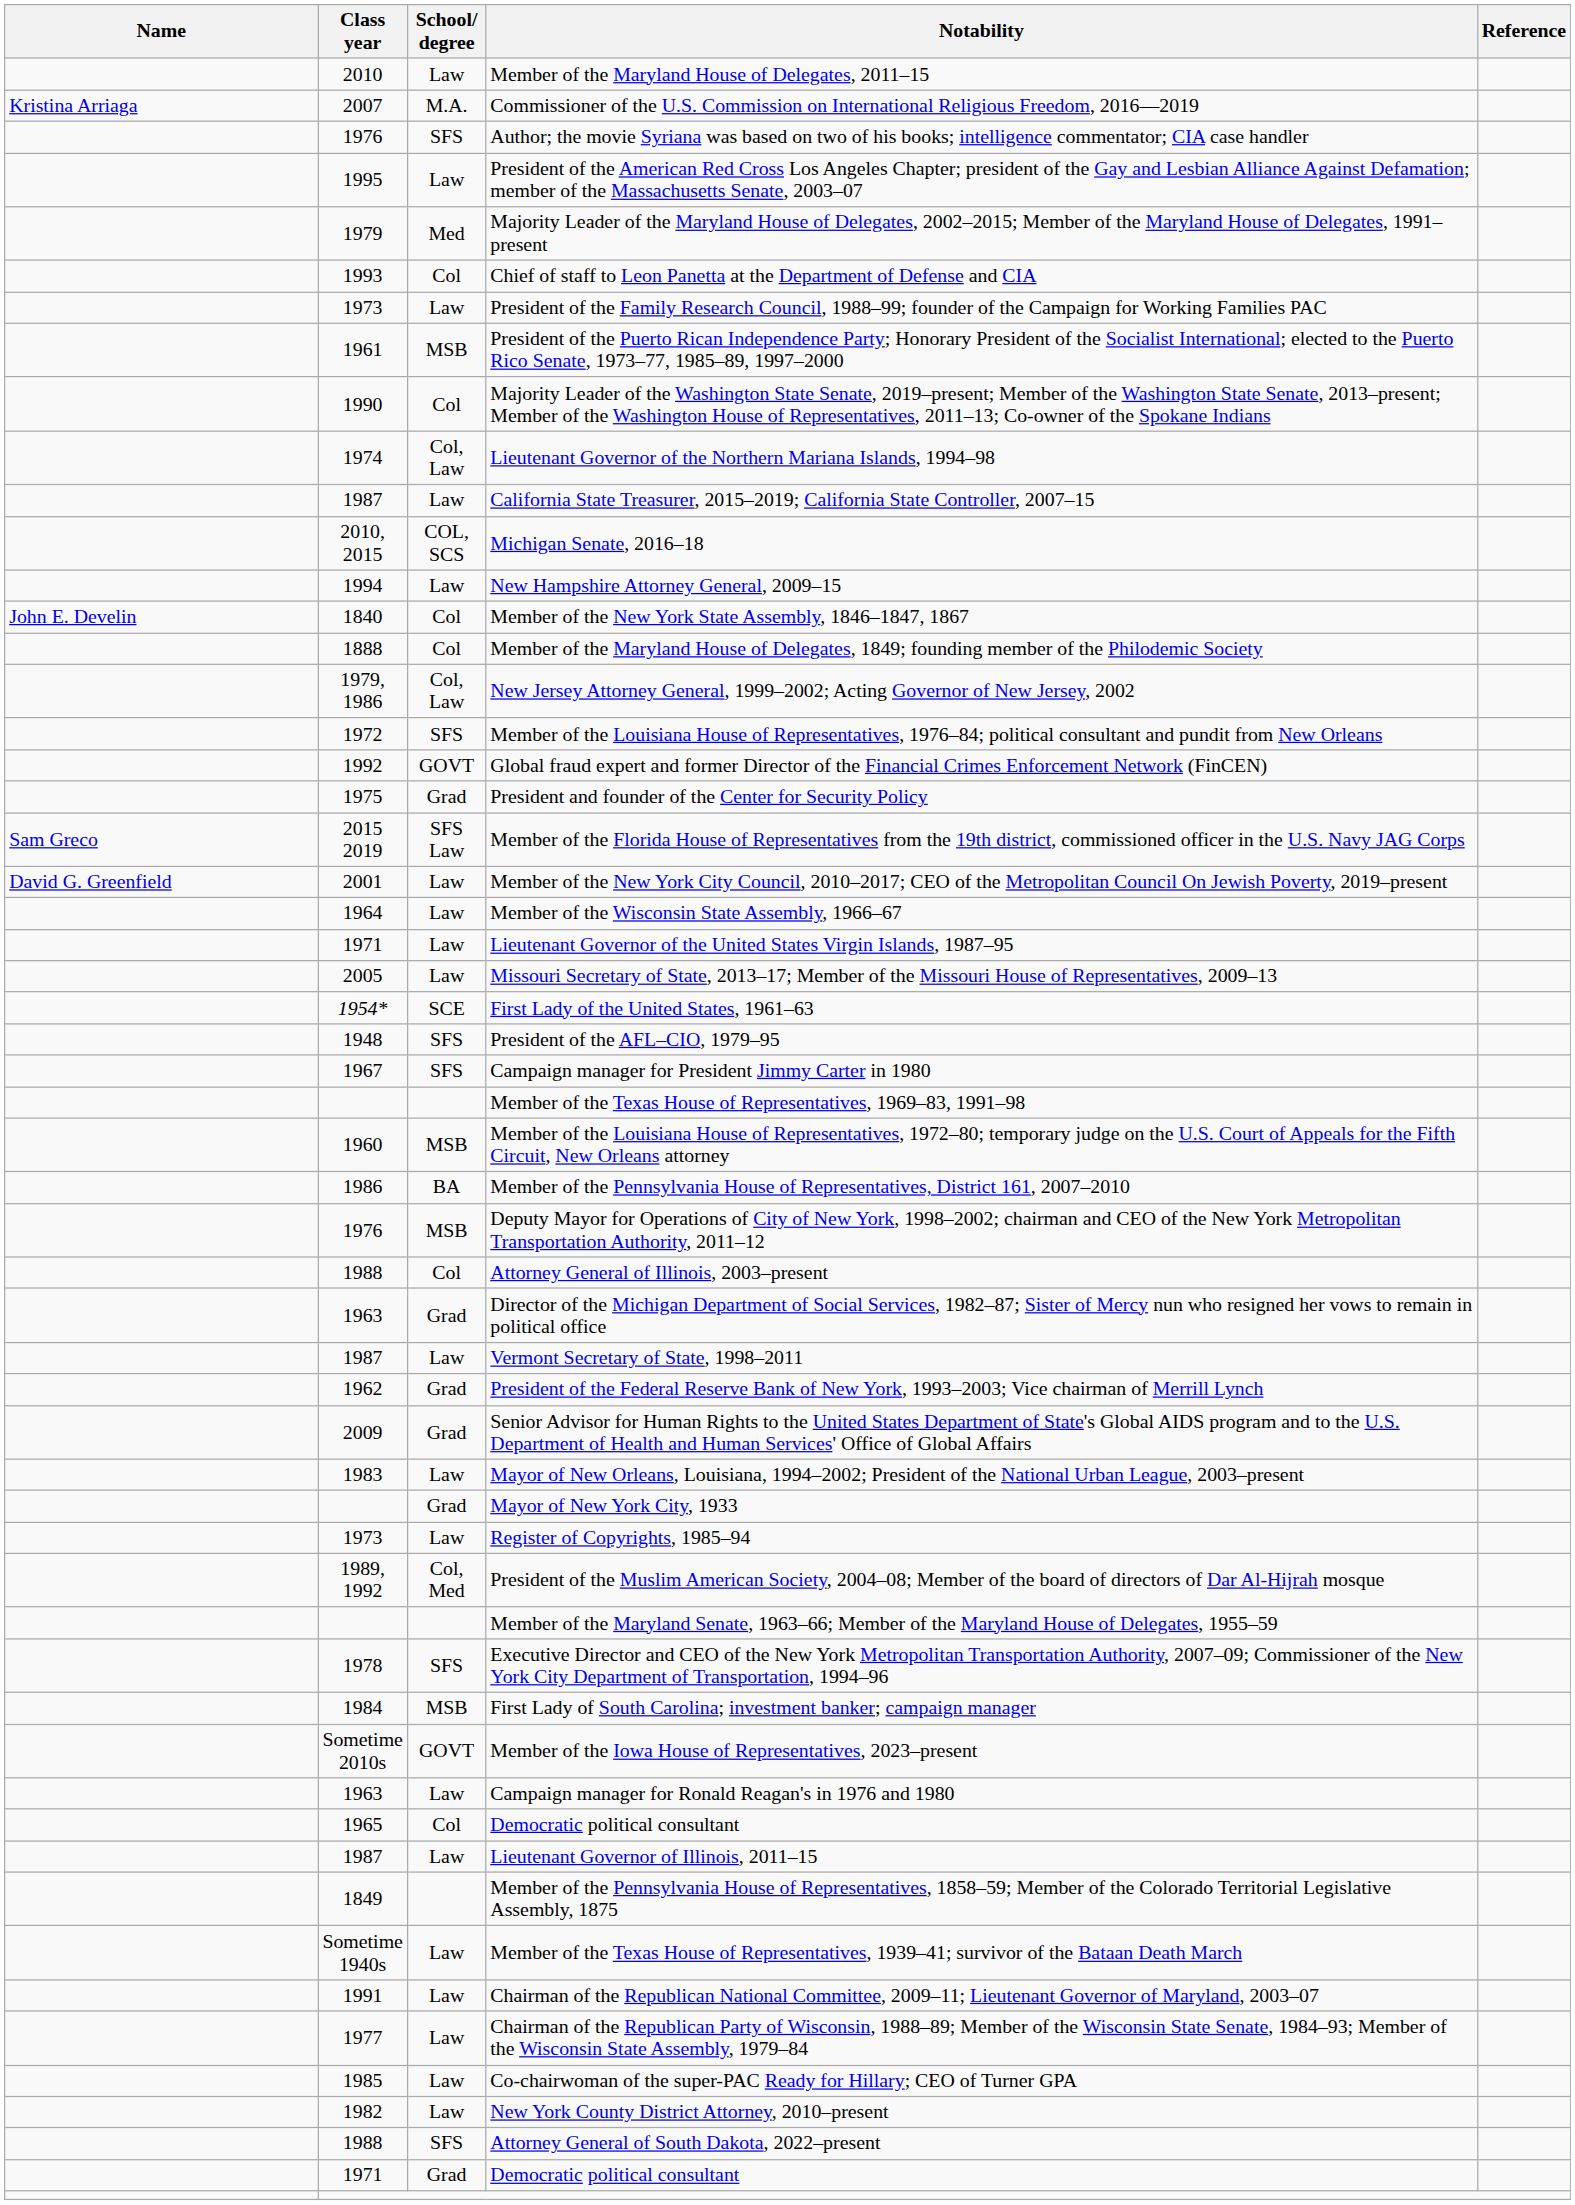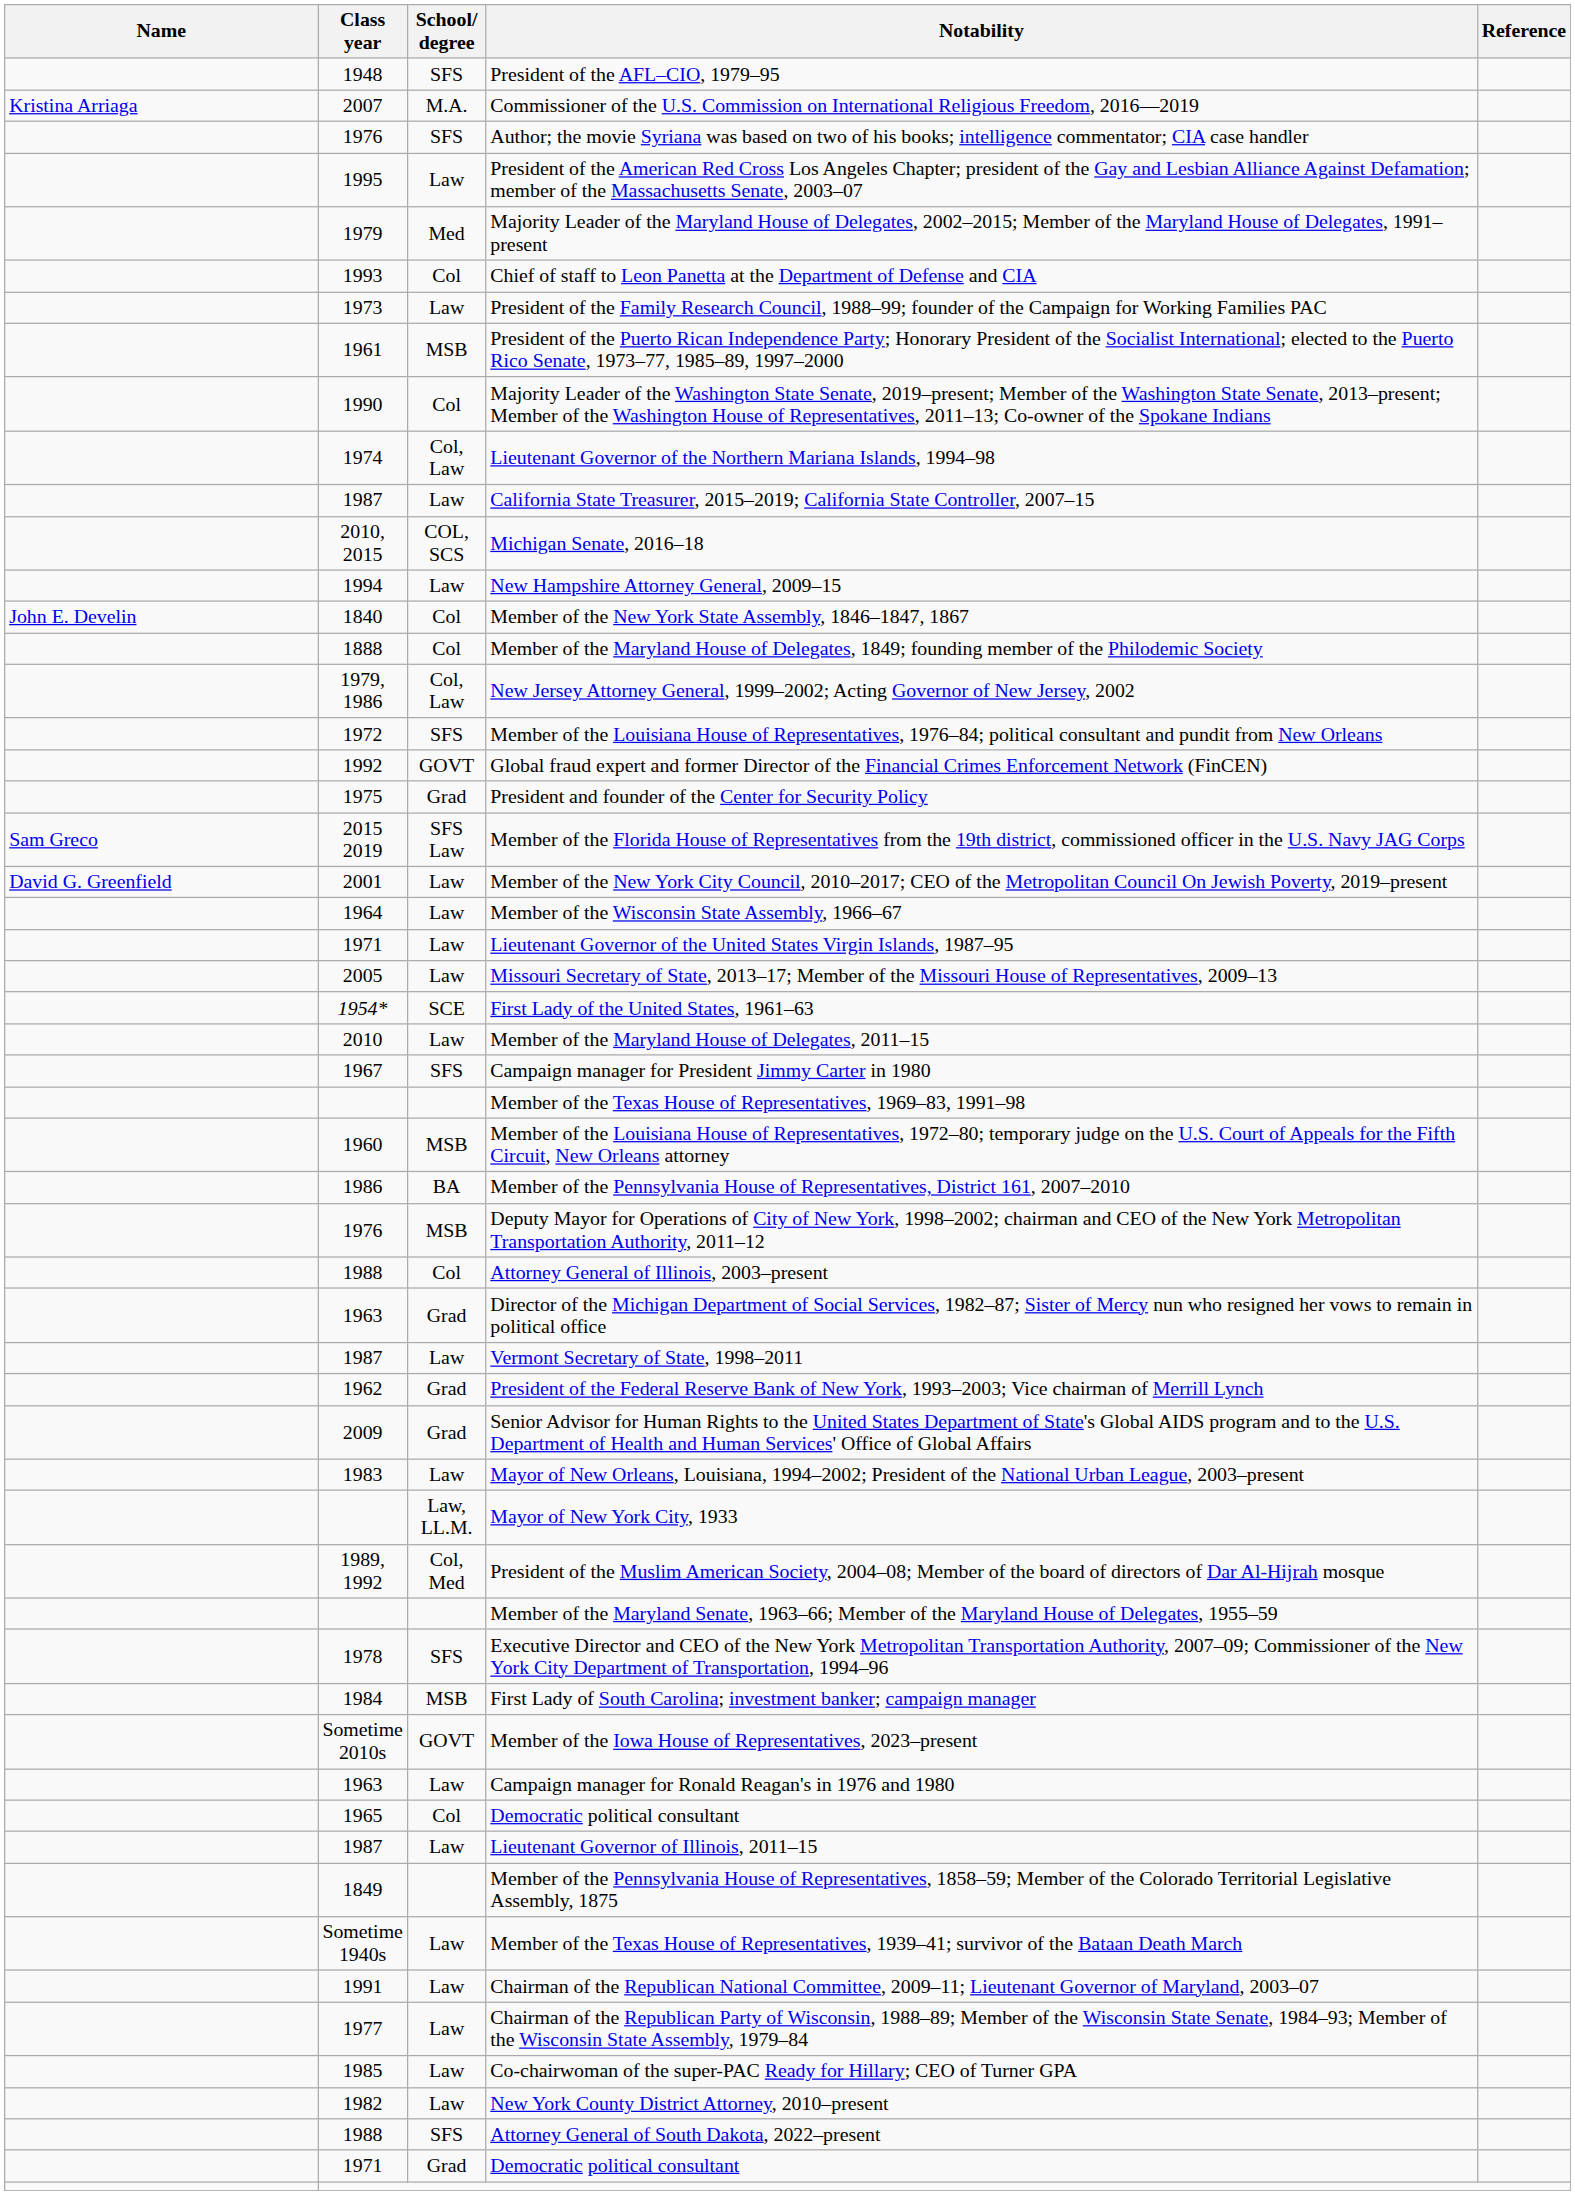rows swapped: (363, 74) <-> (363, 1039)
(447, 1506) Grad -> (447, 1517) Law, LL.M.
- row: (363, 1537)
